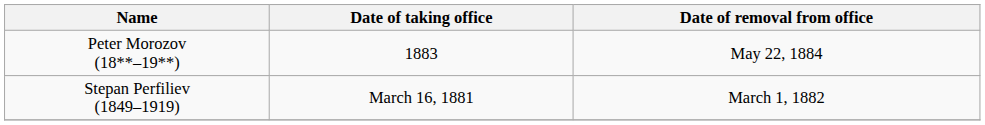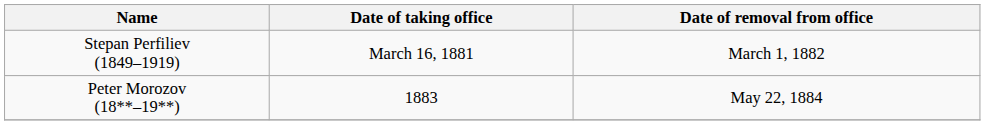rows swapped: (137, 97) <-> (137, 52)
